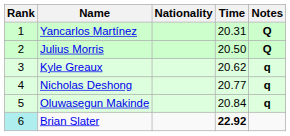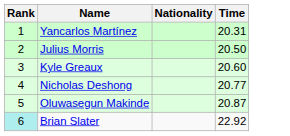- column: (267, 13)
(232, 67) 20.62 -> (232, 67) 20.60
(232, 103) 20.84 -> (232, 103) 20.87
(232, 121) bold -> (232, 121) normal
